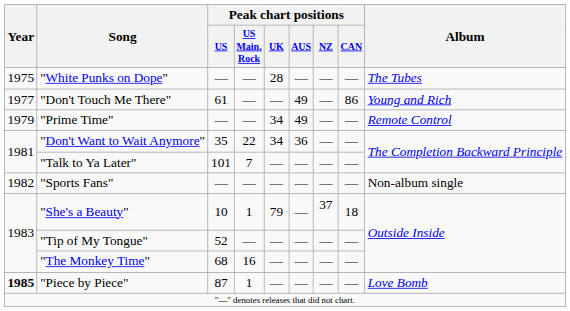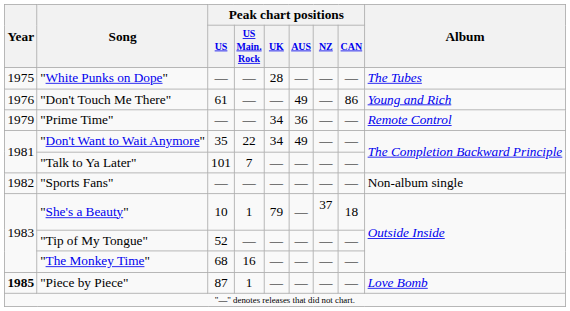(21, 99) 1977 -> (21, 99) 1976
(301, 120) 49 -> (301, 120) 36
(301, 141) 36 -> (301, 141) 49
